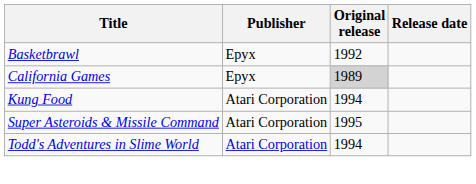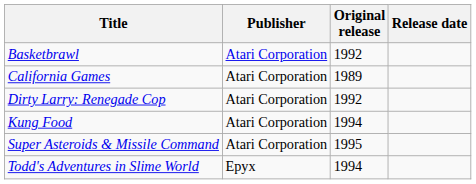(241, 54) Epyx -> (276, 54) Atari Corporation
(241, 76) Epyx -> (276, 76) Atari Corporation
(348, 76) lightgrey background -> (348, 76) no background
+ row: (87, 99)
(276, 144) Atari Corporation -> (241, 167) Epyx
